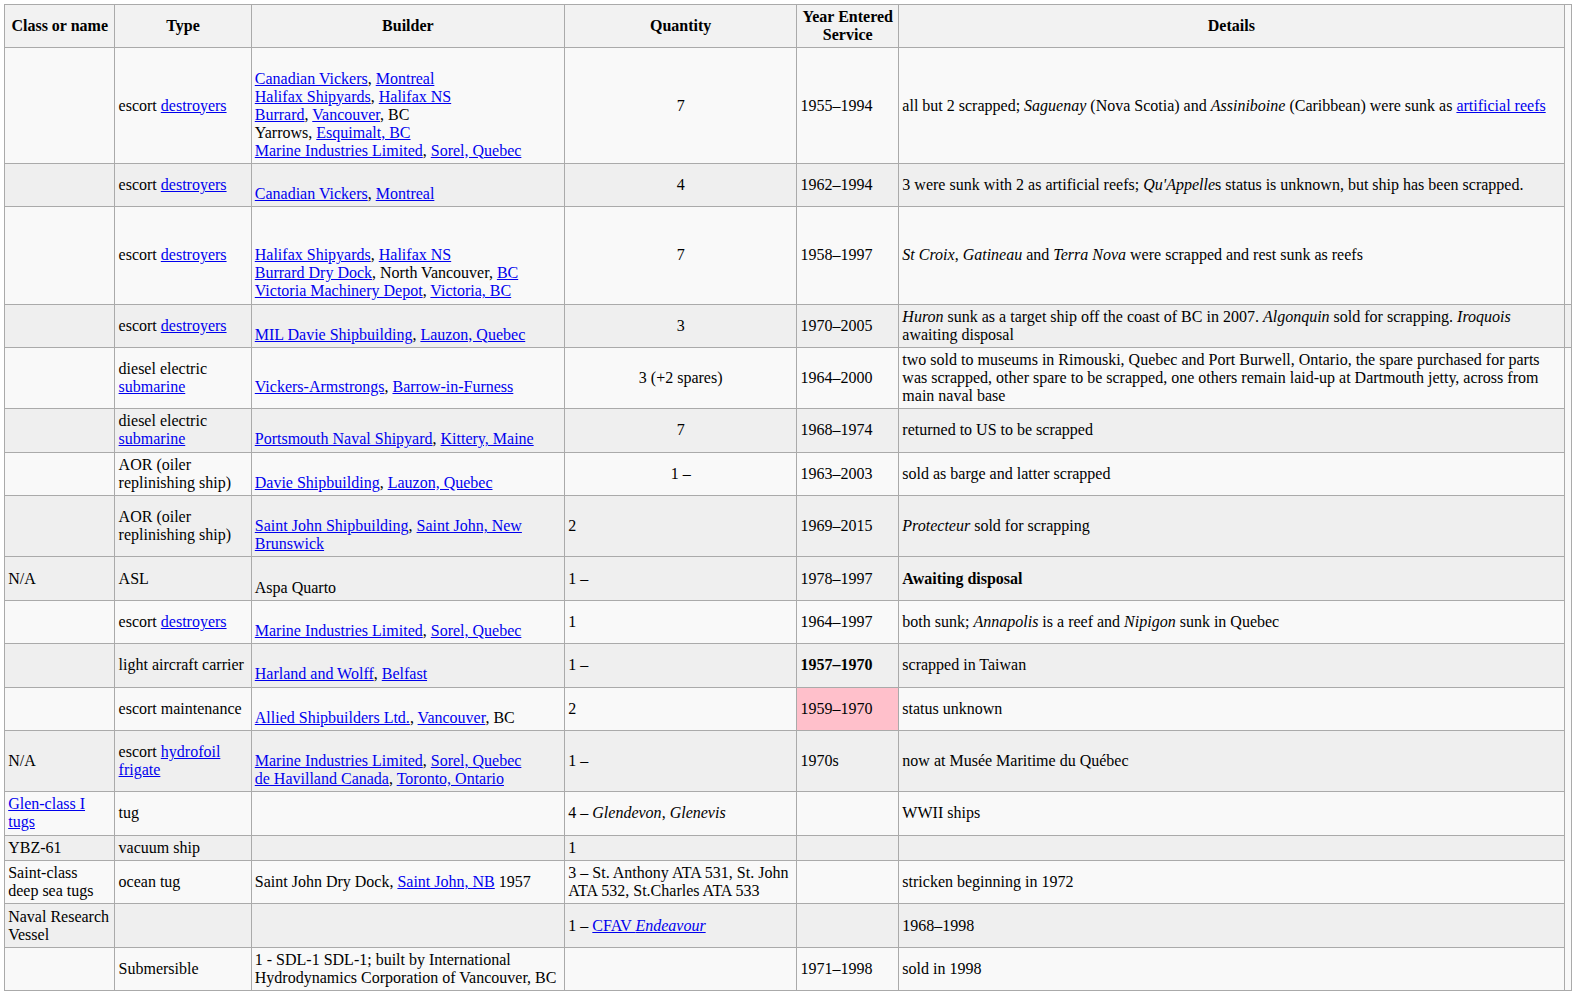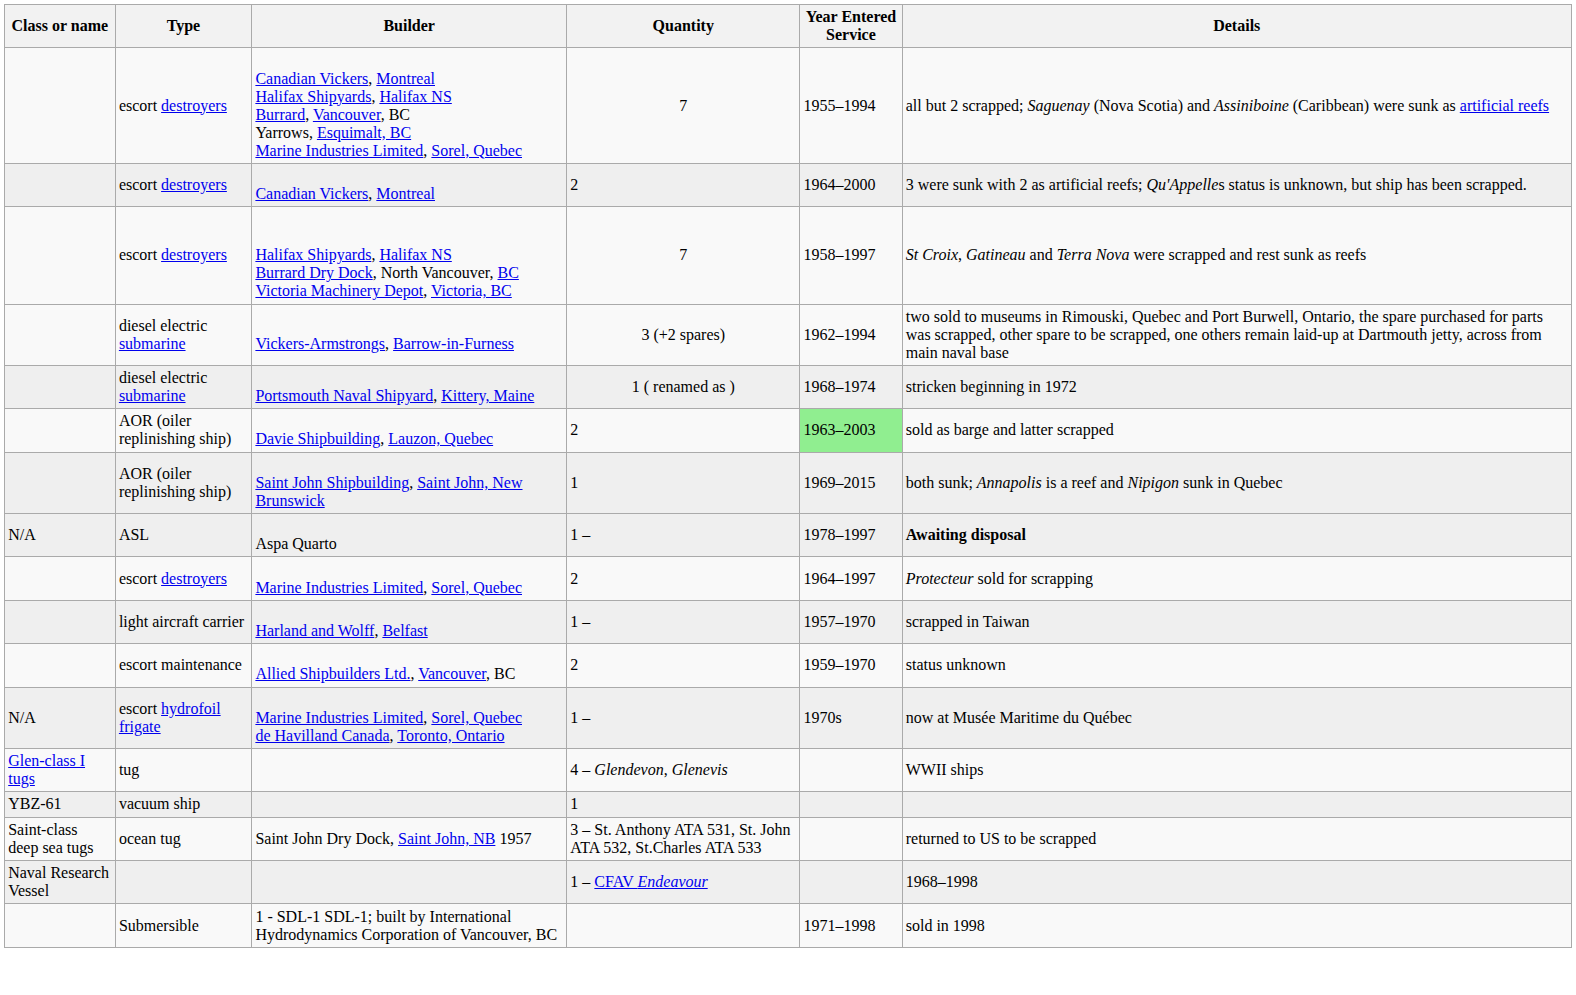(681, 184) 4 -> (574, 184) 2
(836, 184) 1962–1994 -> (840, 184) 1964–2000
- row: (173, 325)
(836, 378) 1964–2000 -> (840, 334) 1962–1994
(681, 430) 7 -> (683, 387) 1 ( renamed as )
(998, 430) returned to US to be scrapped -> (991, 387) stricken beginning in 1972
(681, 473) 1 – -> (574, 430) 2
(836, 473) no background -> (840, 430) lightgreen background
(572, 526) 2 -> (574, 482) 1
(996, 526) Protecteur sold for scrapping -> (1094, 482) both sunk; Annapolis is a reef and Nipigon sunk in Quebec
(572, 621) 1 -> (574, 578) 2
(1091, 621) both sunk; Annapolis is a reef and Nipigon sunk in Quebec -> (999, 578) Protecteur sold for scrapping
(836, 665) bold -> (840, 621) normal
(836, 708) pink background -> (840, 665) no background
(988, 882) stricken beginning in 1972 -> (1001, 838) returned to US to be scrapped
